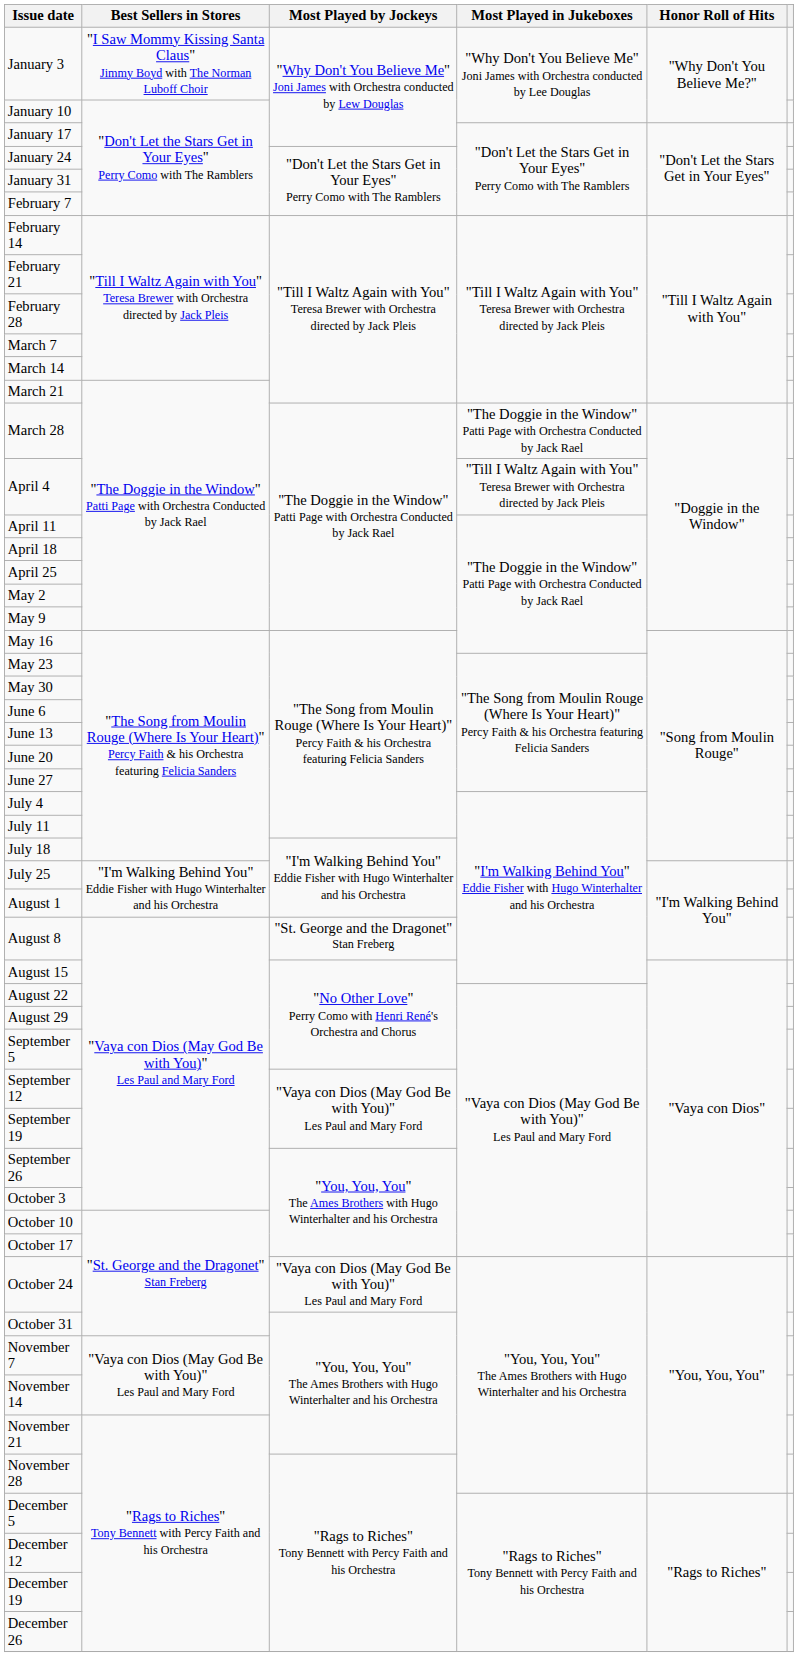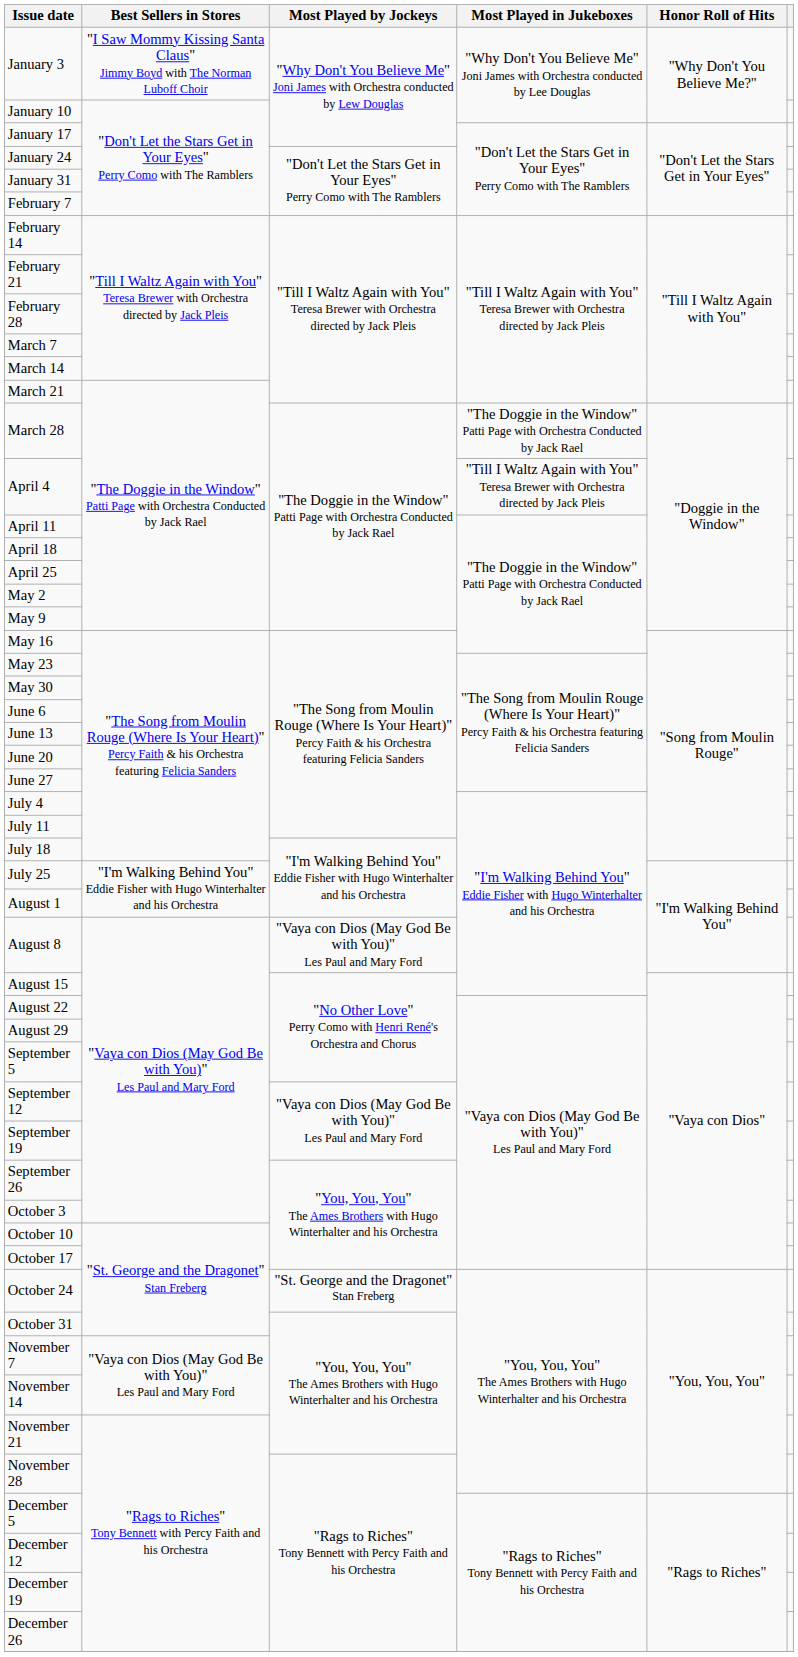(363, 935) "St. George and the Dragonet" Stan Freberg -> (363, 944) "Vaya con Dios (May God Be with You)" Les Paul and Mary Ford
(363, 1284) "Vaya con Dios (May God Be with You)" Les Paul and Mary Ford -> (363, 1287) "St. George and the Dragonet" Stan Freberg
